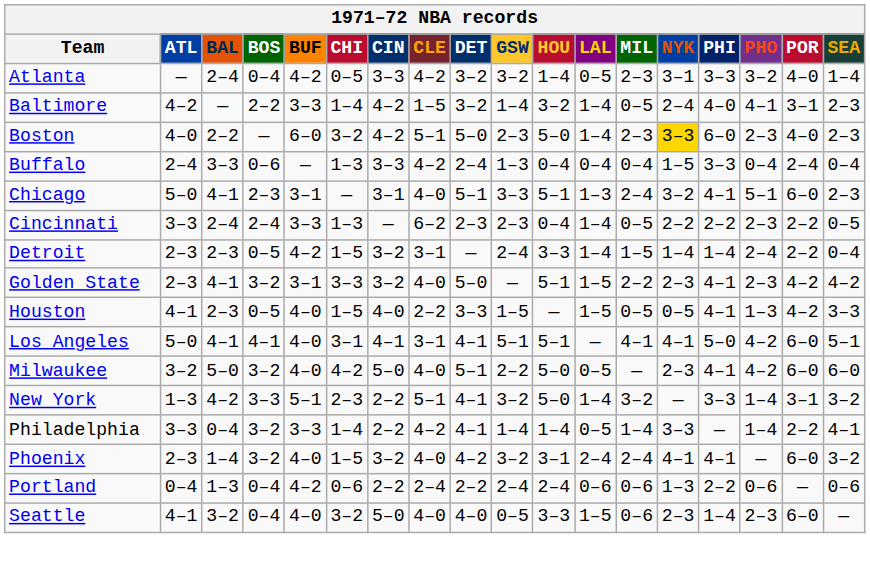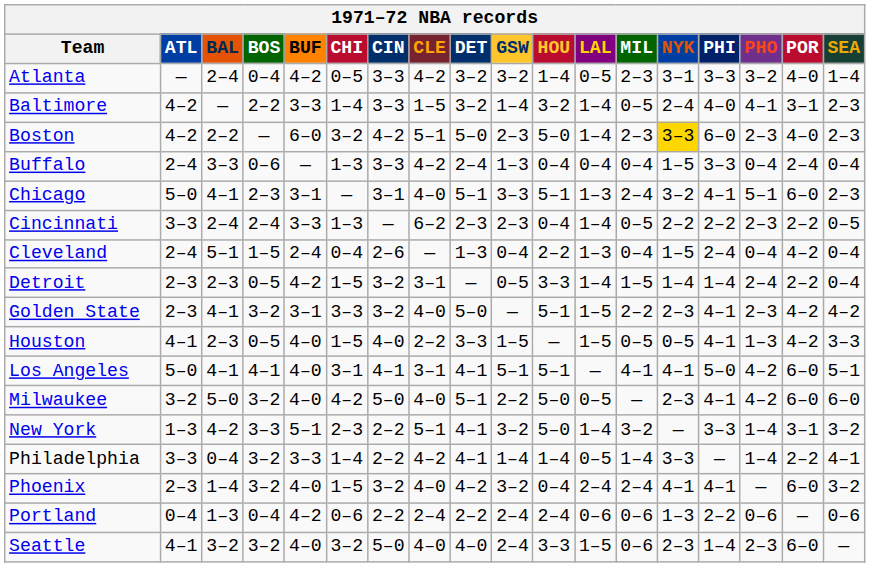(388, 108) 4–2 -> (388, 108) 3–3
(181, 137) 4–0 -> (181, 137) 4–2
+ row: (58, 254)
(512, 254) 2–4 -> (512, 284) 0–5
(554, 459) 3–1 -> (554, 489) 0–4
(264, 518) 0–4 -> (264, 547) 3–2
(512, 518) 0–5 -> (512, 547) 2–4
